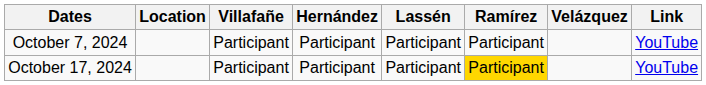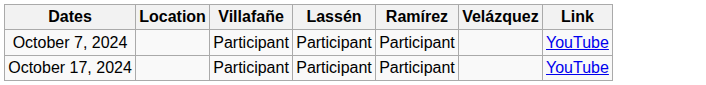- column: (337, 17)
(506, 67) gold background -> (417, 67) no background
